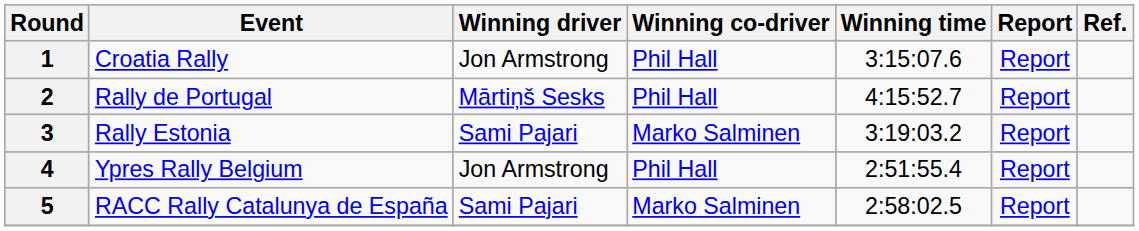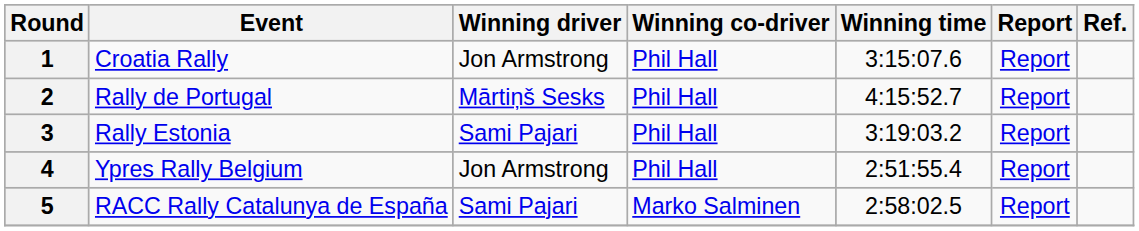(716, 133) Marko Salminen -> (675, 133) Phil Hall
